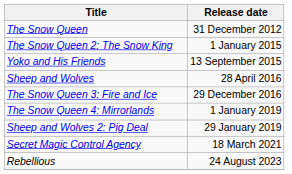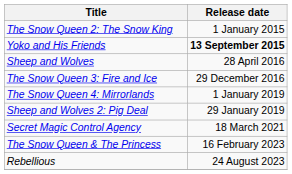- row: (47, 29)
(236, 62) normal -> (237, 45) bold
+ row: (84, 144)
